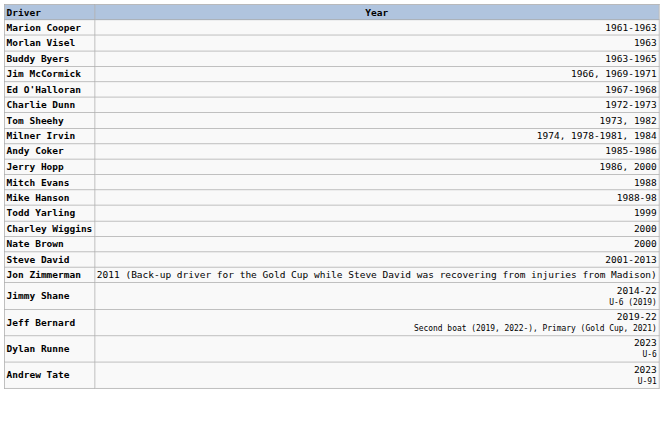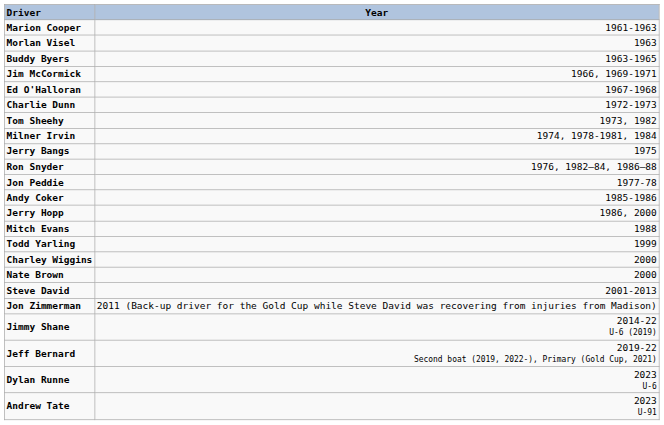+ row: (38, 151)
+ row: (35, 167)
+ row: (35, 182)
- row: (38, 198)
